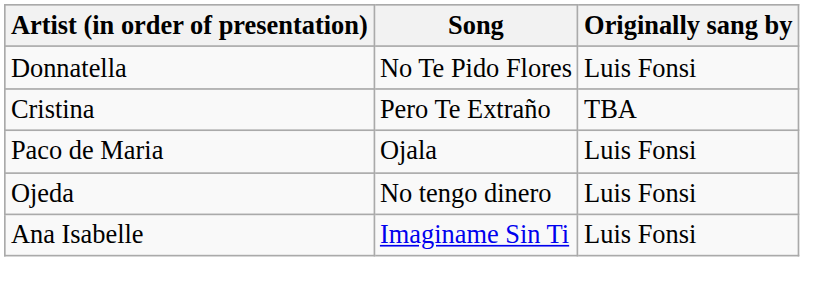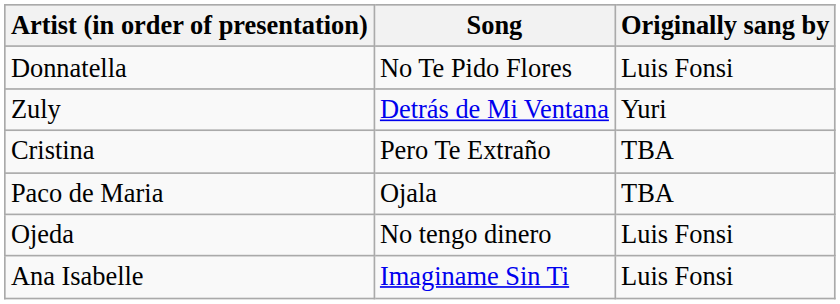+ row: (36, 109)
(640, 151) Luis Fonsi -> (647, 192) TBA
